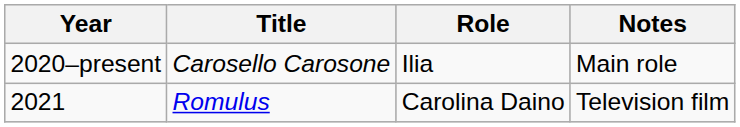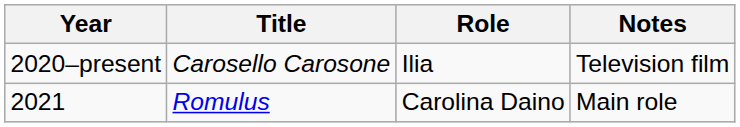(627, 63) Main role -> (653, 63) Television film
(653, 102) Television film -> (627, 102) Main role
